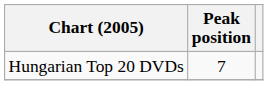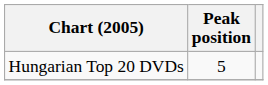(221, 65) 7 -> (221, 65) 5
